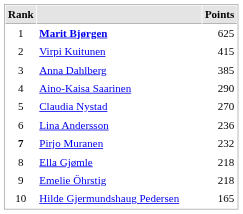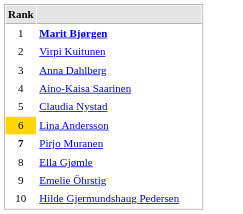- column: (220, 14)
(21, 125) no background -> (21, 125) gold background
